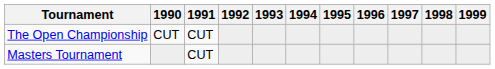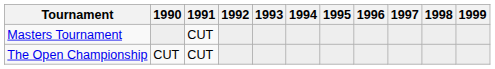rows swapped: (65, 55) <-> (77, 35)
